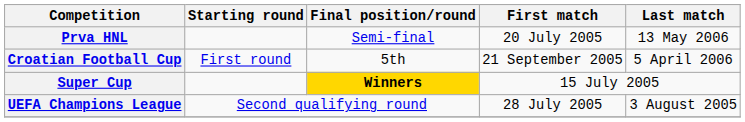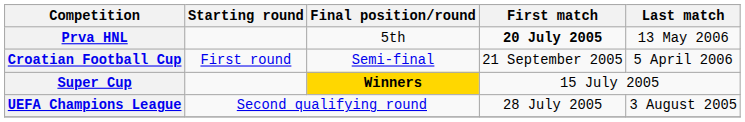(393, 38) Semi-final -> (393, 38) 5th
(553, 38) normal -> (553, 38) bold
(393, 61) 5th -> (393, 61) Semi-final
